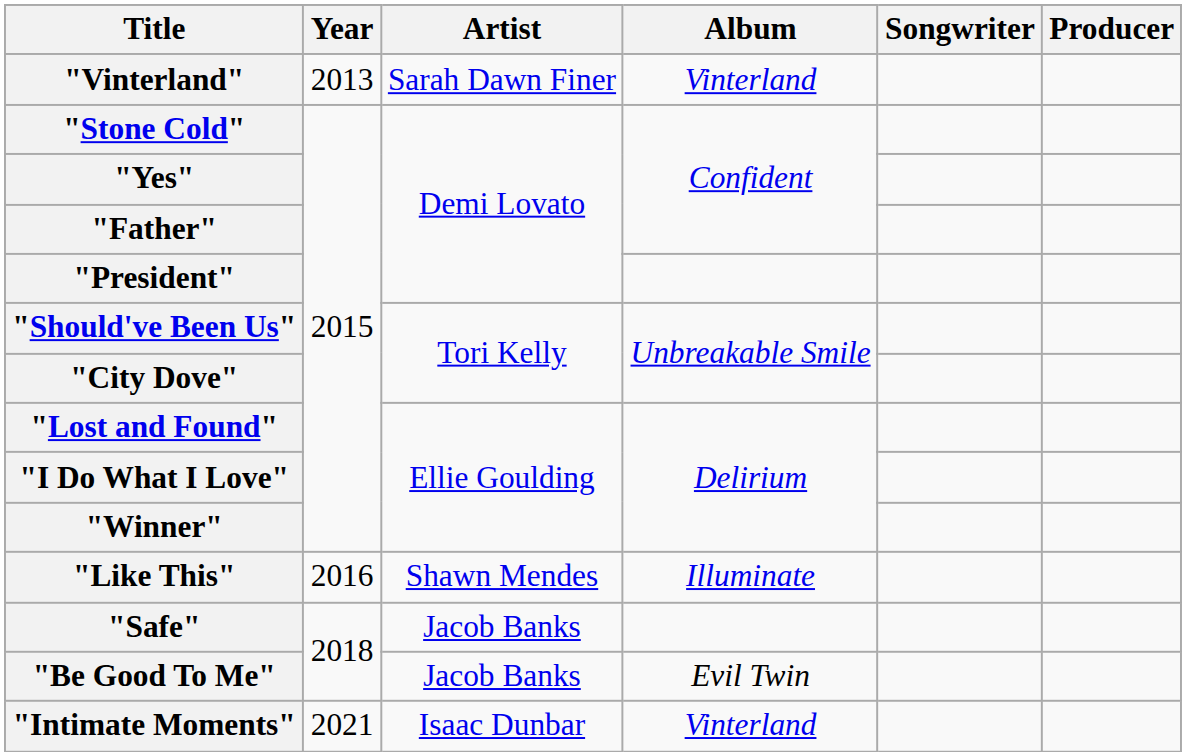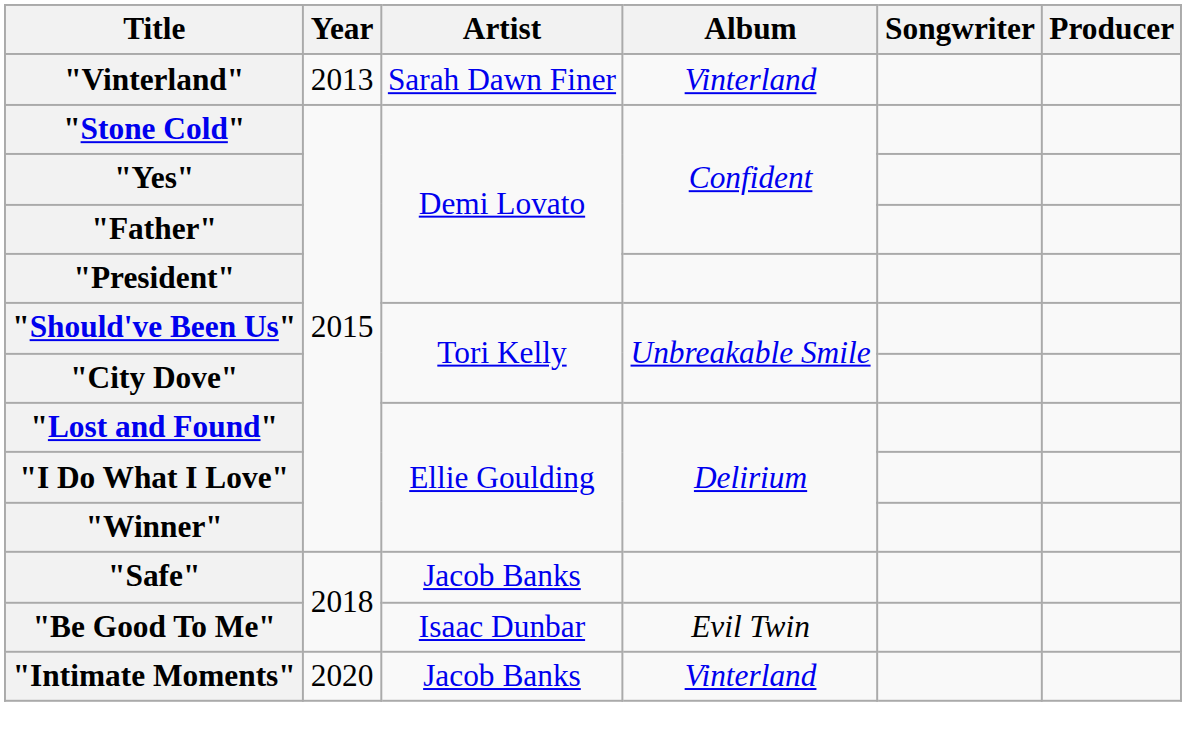- row: (154, 576)
(502, 675) Jacob Banks -> (502, 626) Isaac Dunbar
(342, 725) 2021 -> (342, 675) 2020
(502, 725) Isaac Dunbar -> (502, 675) Jacob Banks
